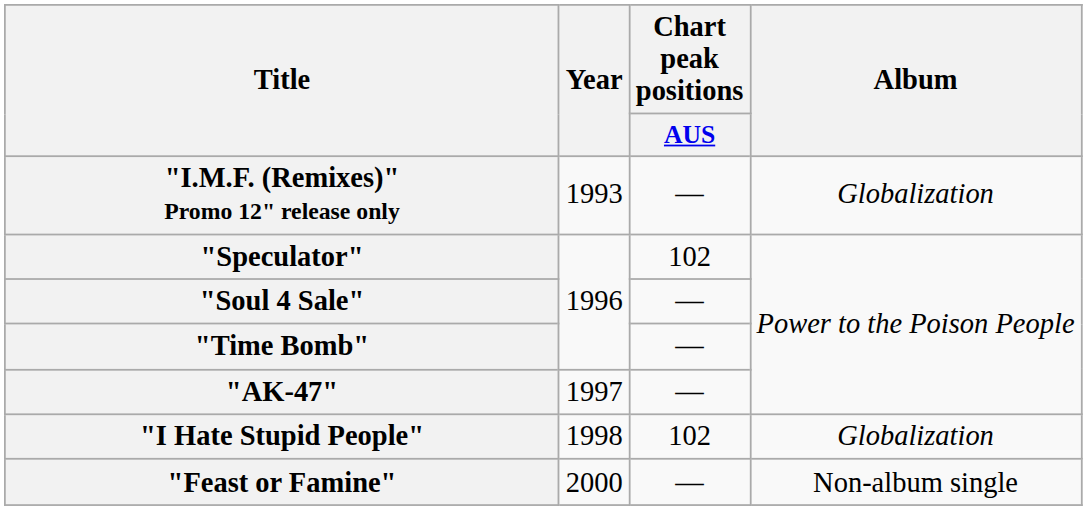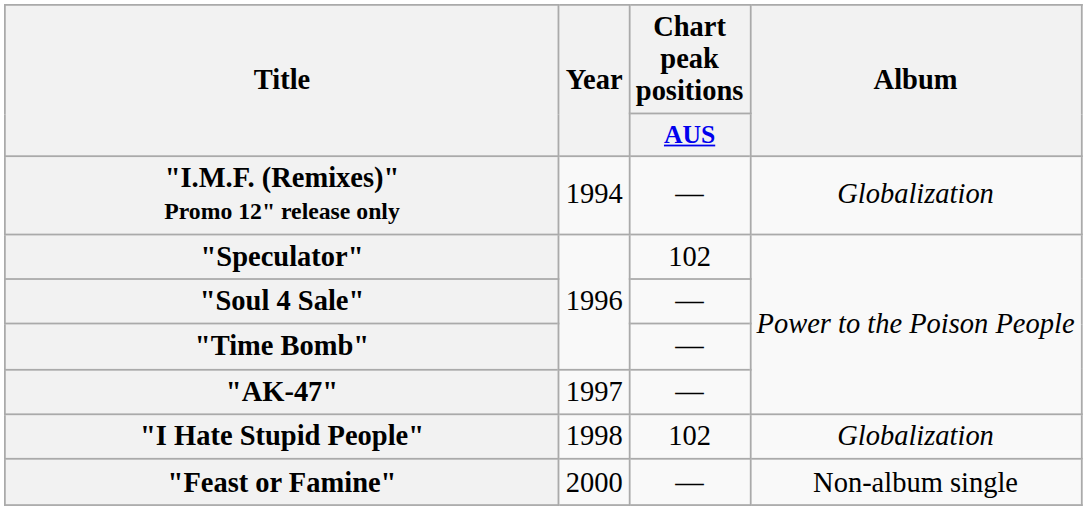(594, 194) 1993 -> (594, 194) 1994
